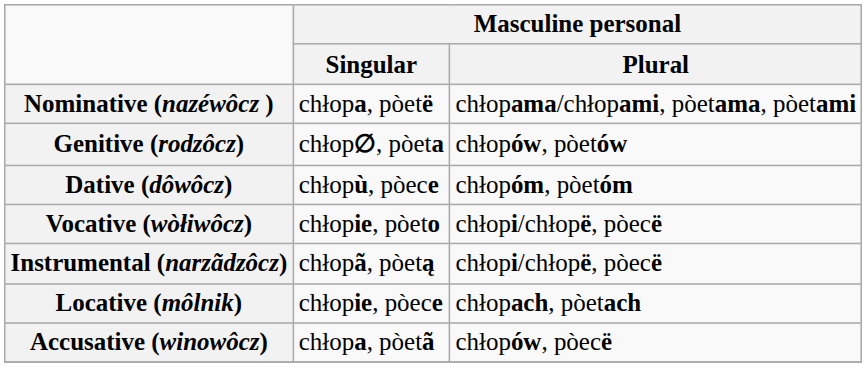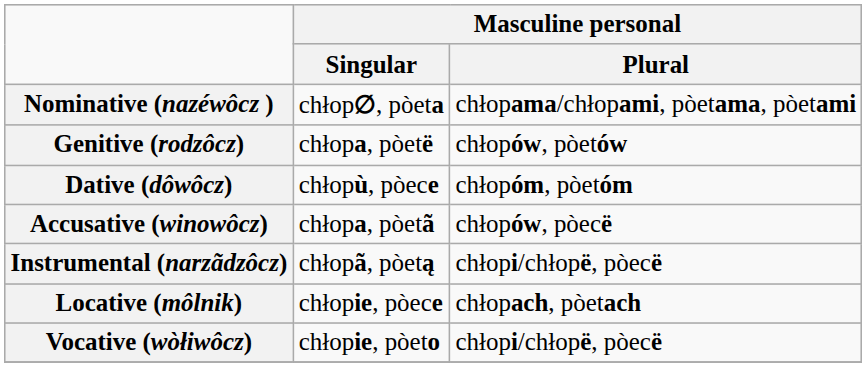(366, 103) chłopa, pòetë -> (371, 105) chłop∅, pòeta
(371, 144) chłop∅, pòeta -> (366, 144) chłopa, pòetë
rows swapped: (149, 342) <-> (149, 223)
